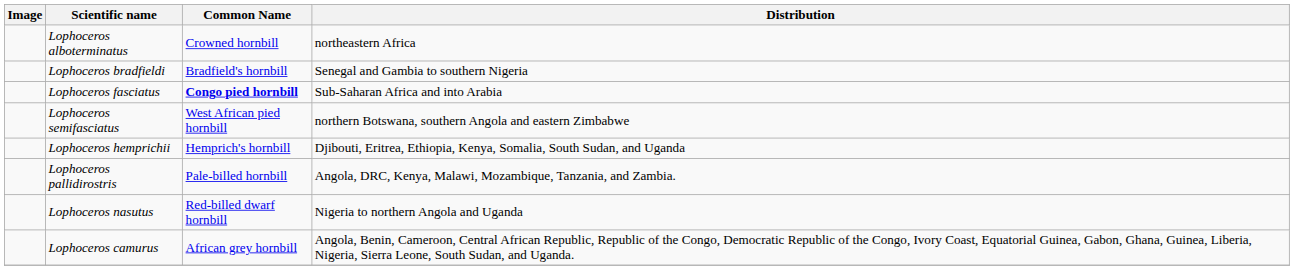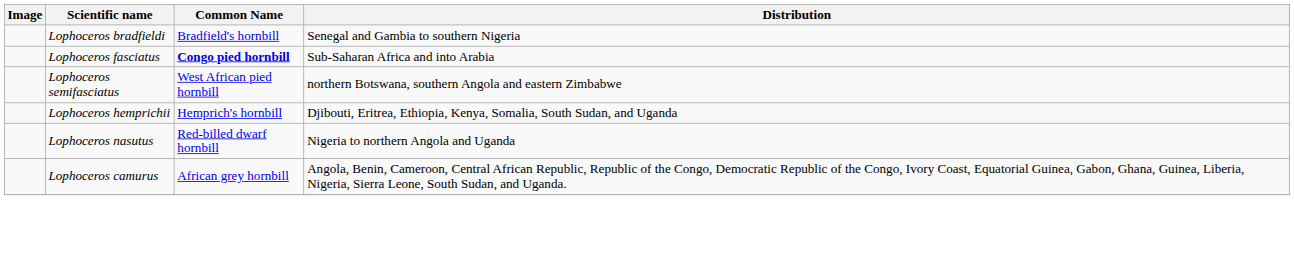- row: (88, 43)
- row: (82, 176)
